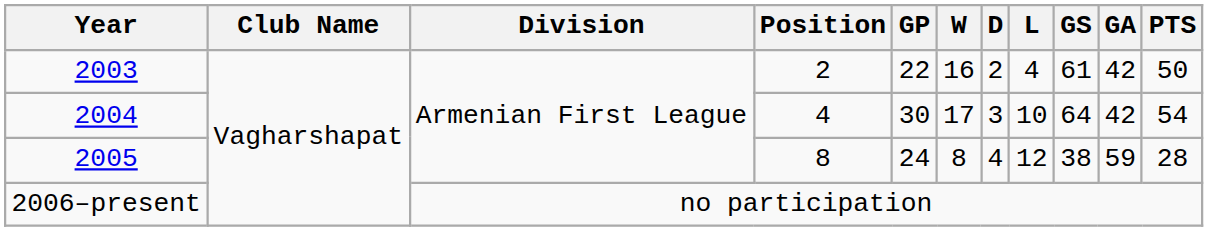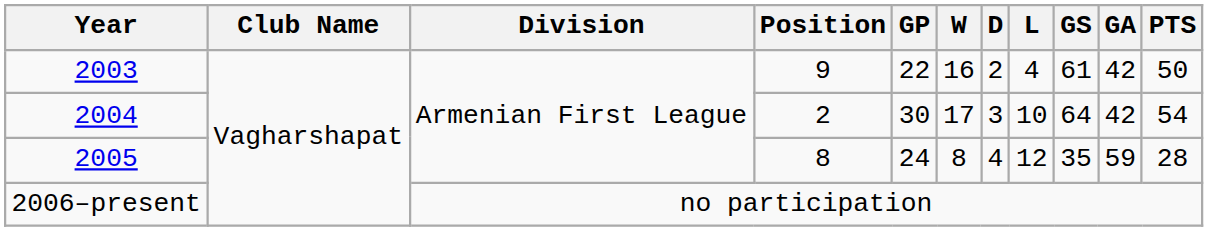(823, 71) 2 -> (823, 71) 9
(823, 115) 4 -> (823, 115) 2
(1076, 160) 38 -> (1076, 160) 35
